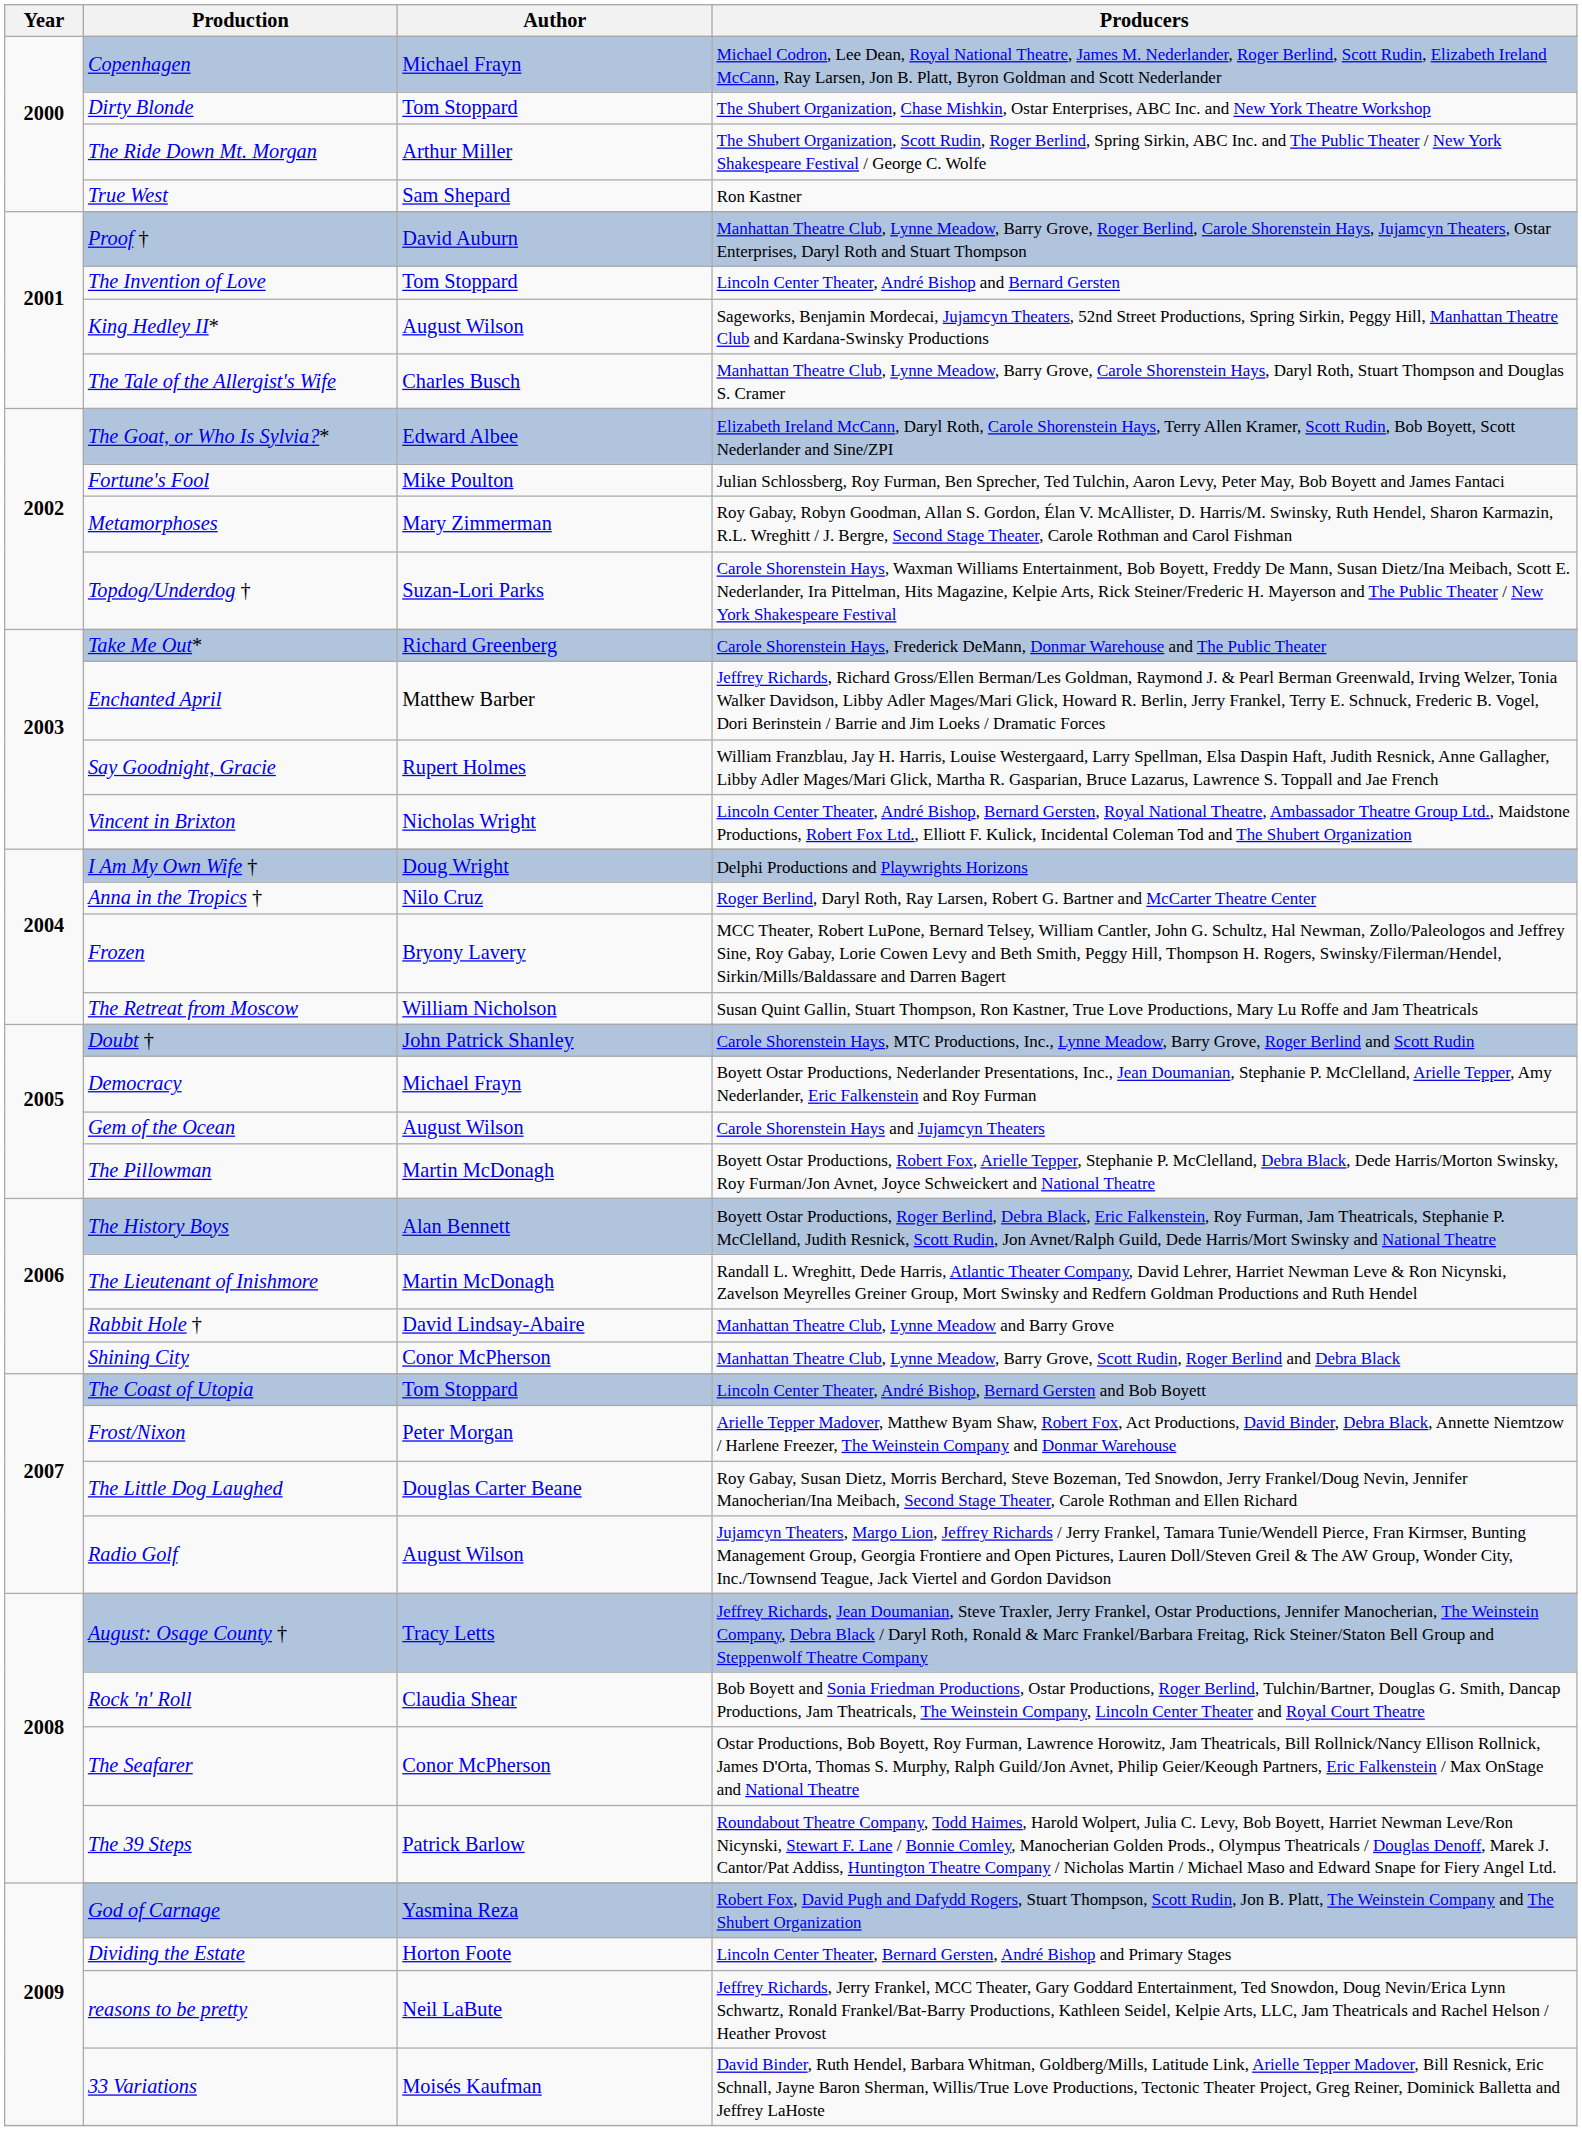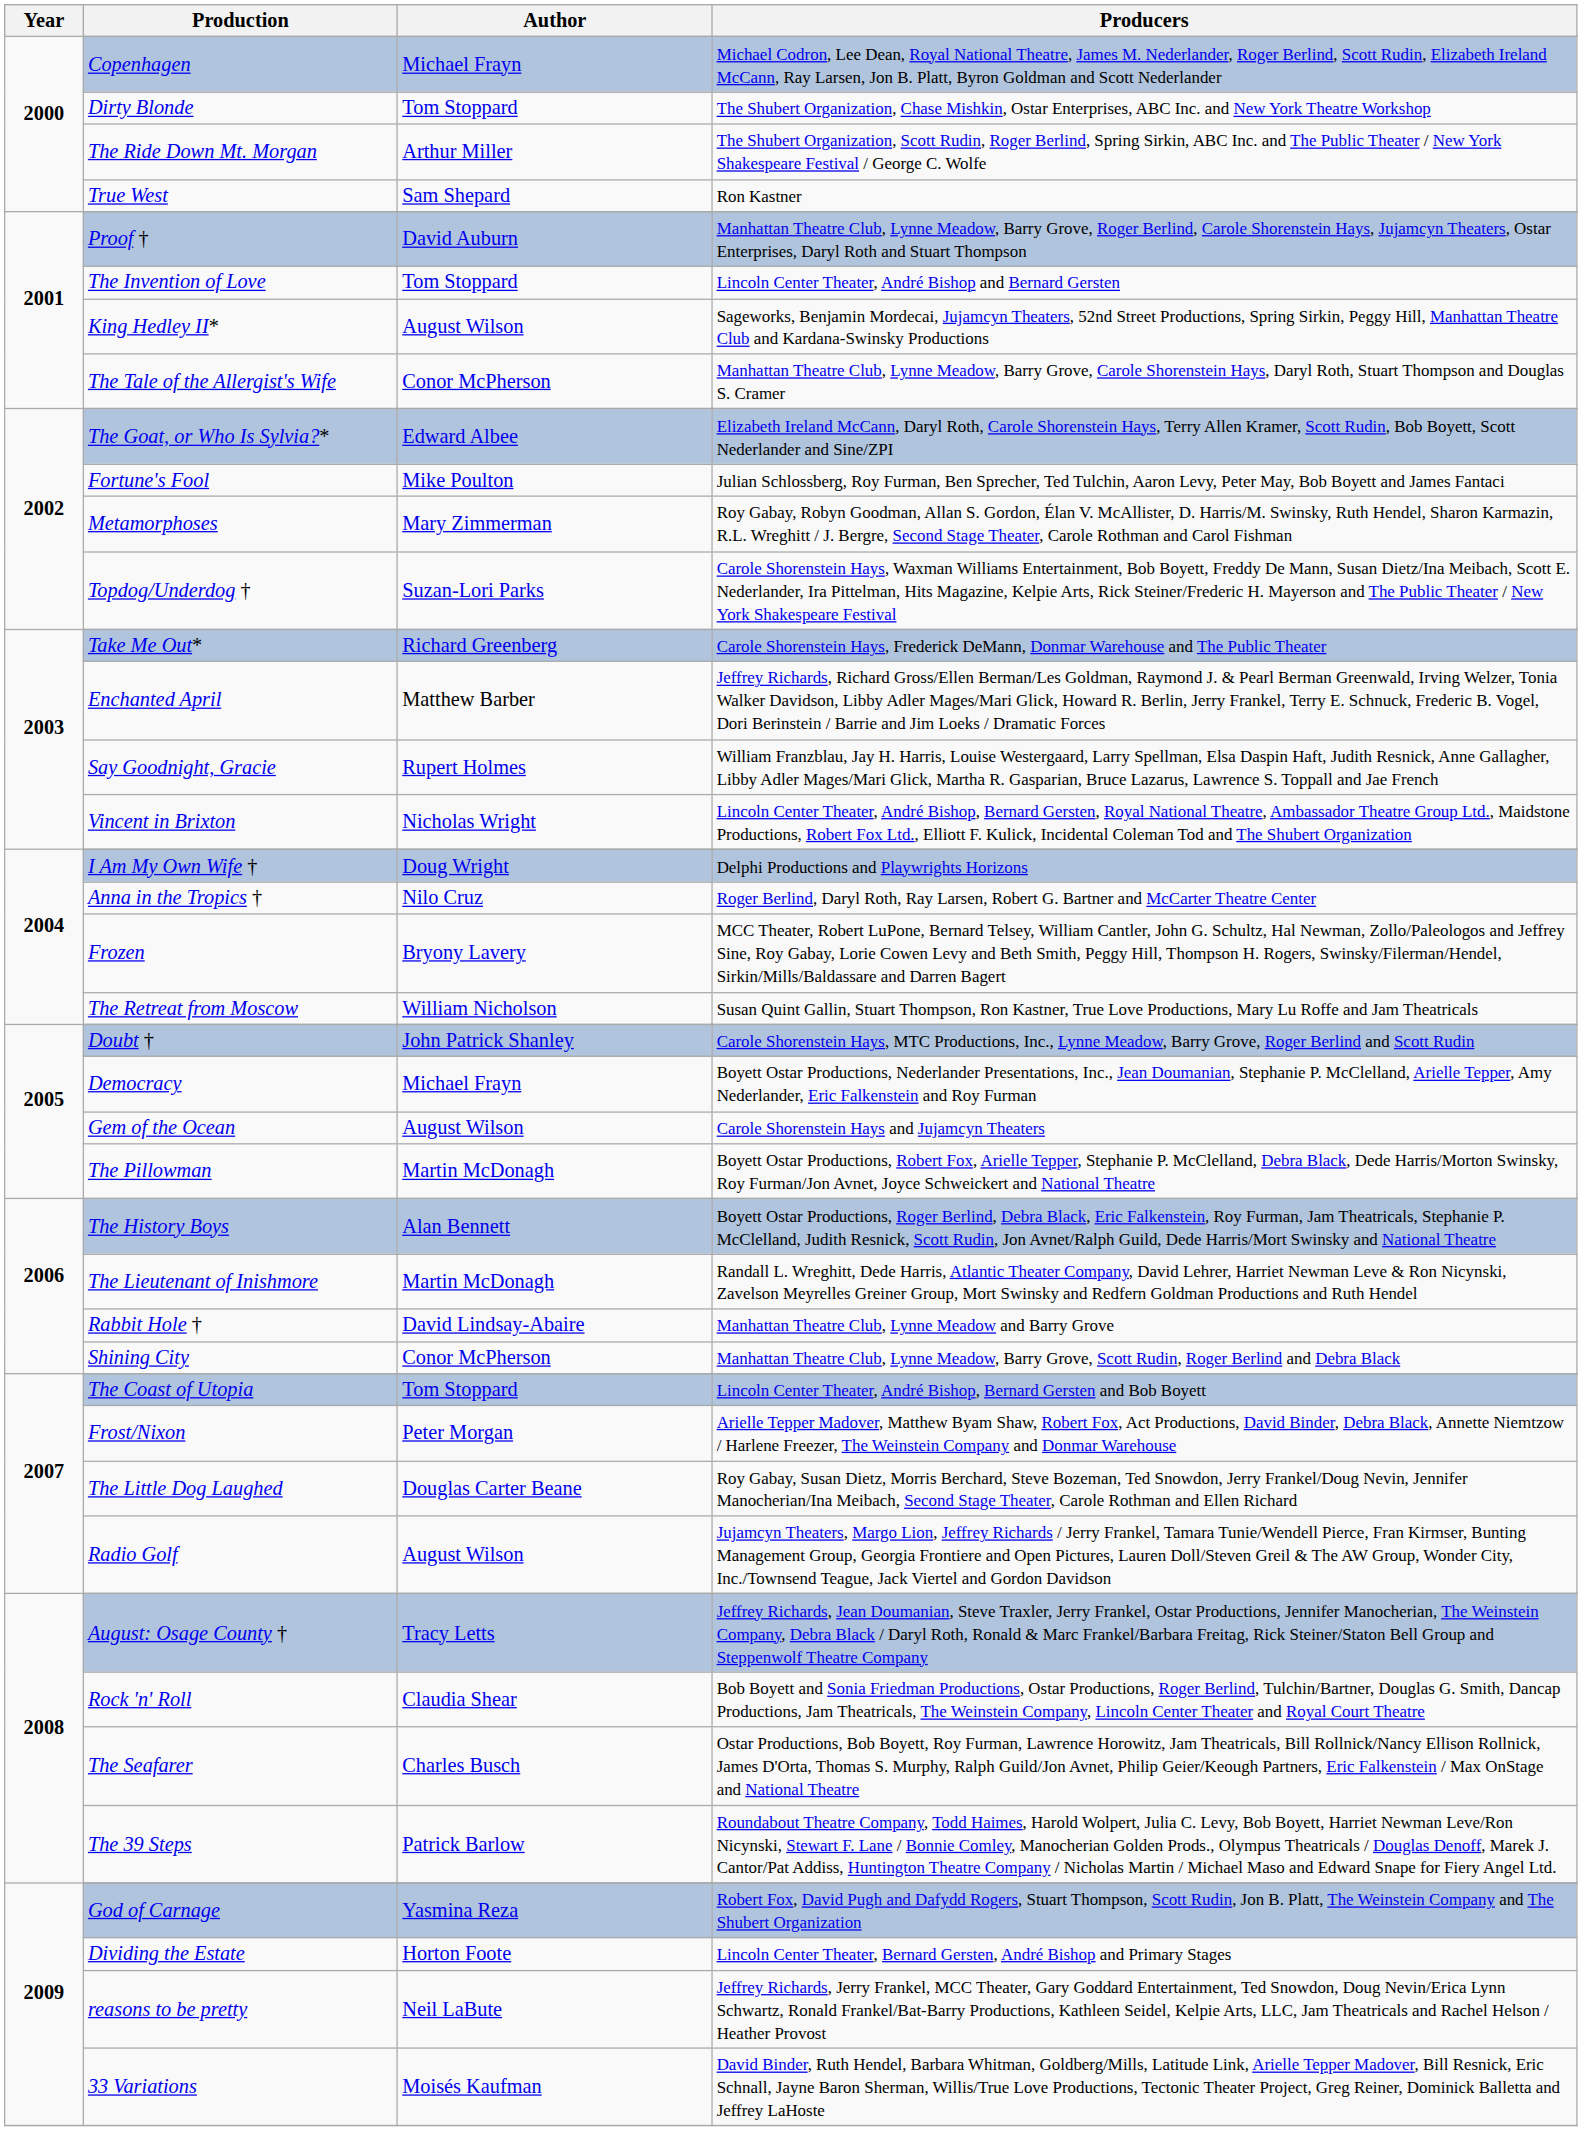(461, 381) Charles Busch -> (476, 381) Conor McPherson
(476, 1765) Conor McPherson -> (461, 1765) Charles Busch
